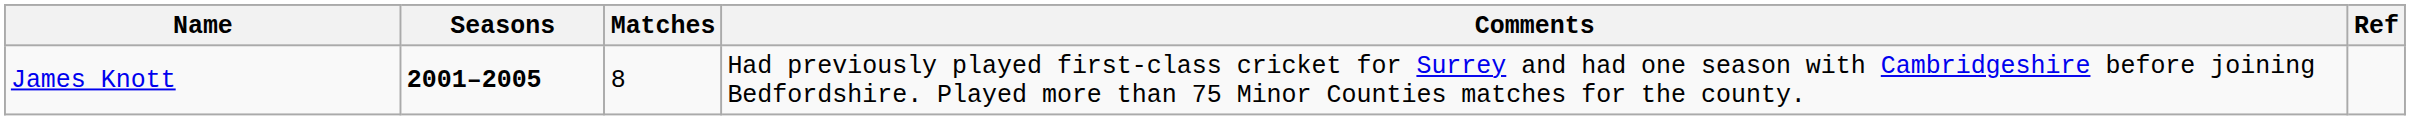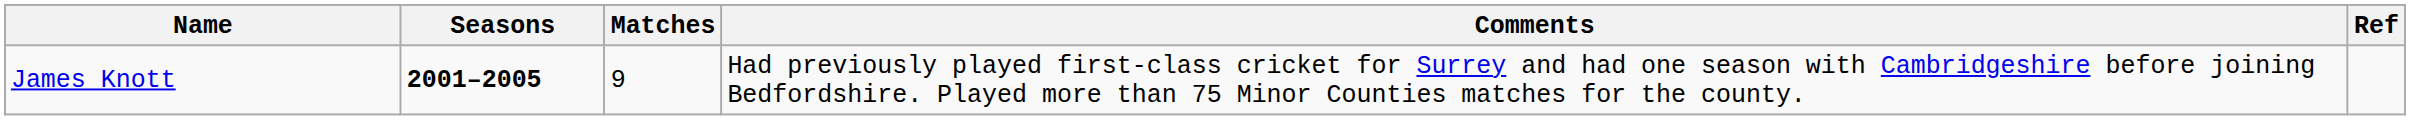(618, 80) 8 -> (618, 80) 9
